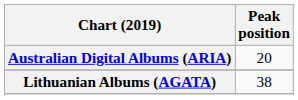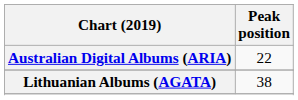(264, 57) 20 -> (264, 57) 22
